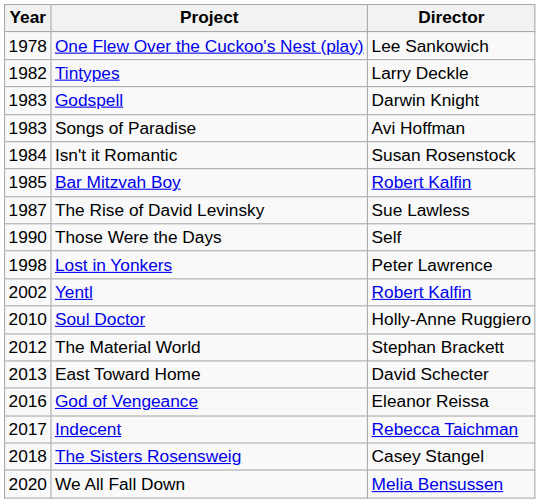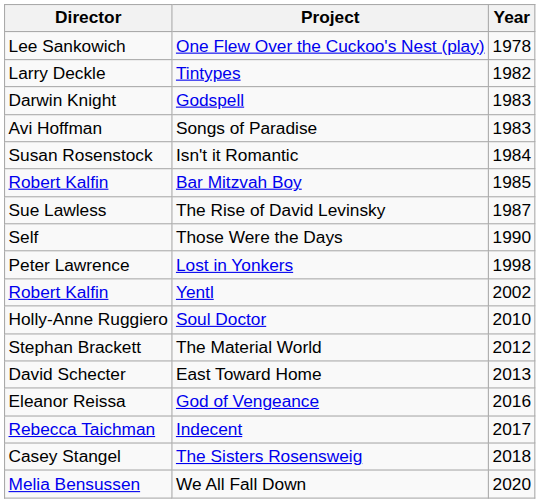columns swapped: (28, 18) <-> (451, 18)
